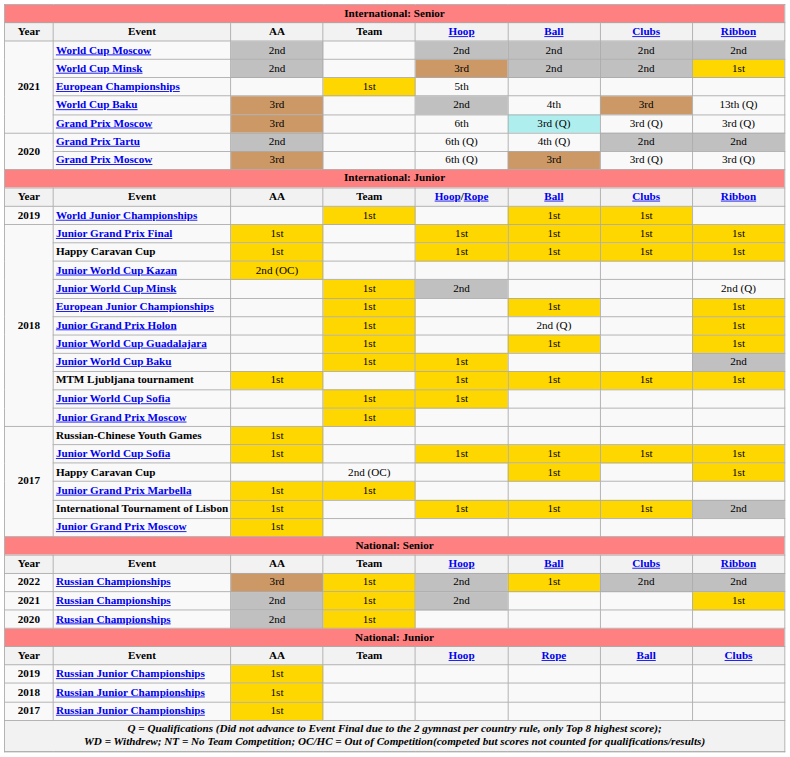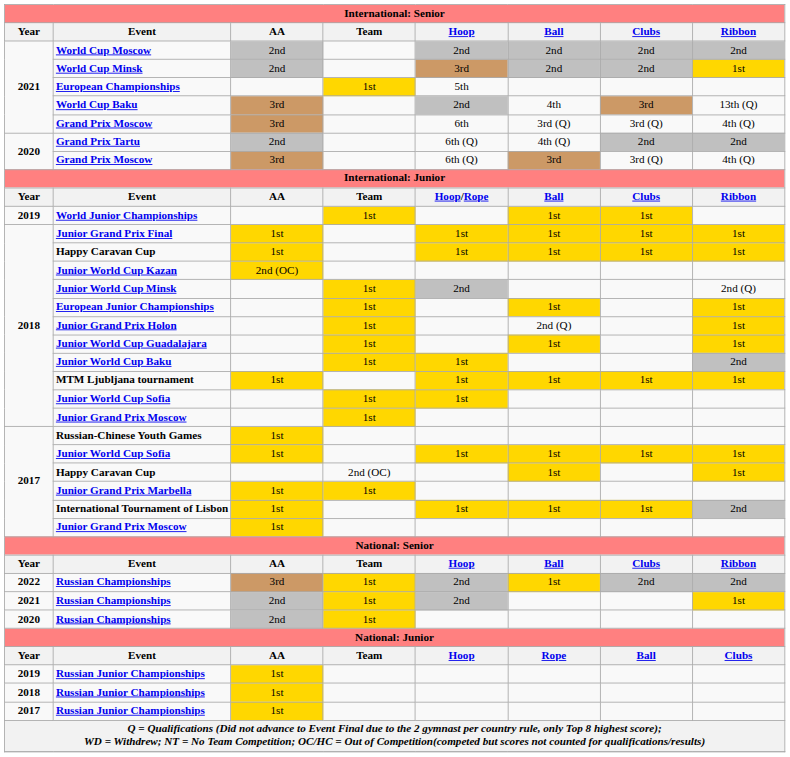(554, 123) paleturquoise background -> (554, 123) no background
(738, 123) 3rd (Q) -> (738, 123) 4th (Q)
(738, 160) 3rd (Q) -> (738, 160) 4th (Q)
